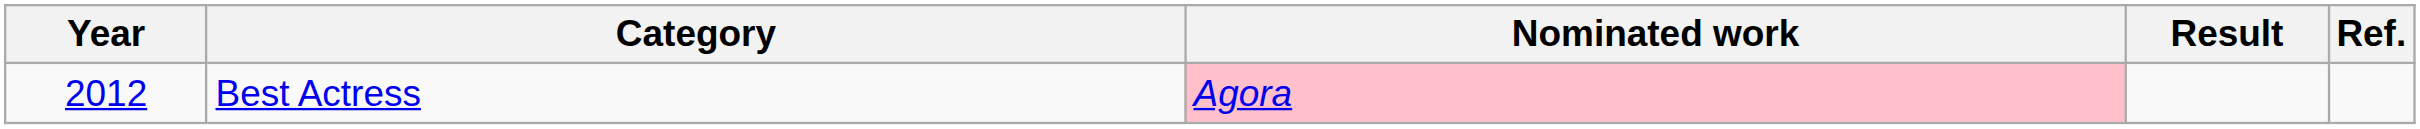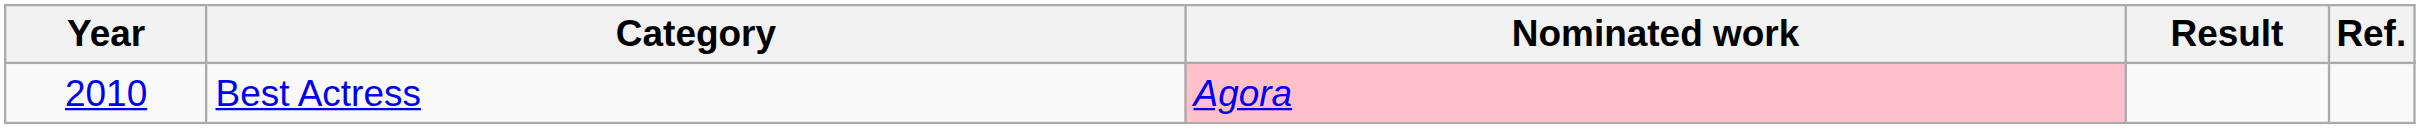(106, 92) 2012 -> (106, 92) 2010
